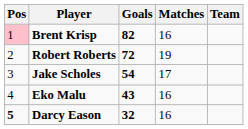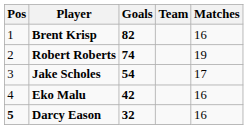columns swapped: (181, 14) <-> (225, 14)
(10, 34) pink background -> (10, 34) no background
(128, 54) 72 -> (128, 54) 74
(128, 94) 43 -> (128, 94) 42
